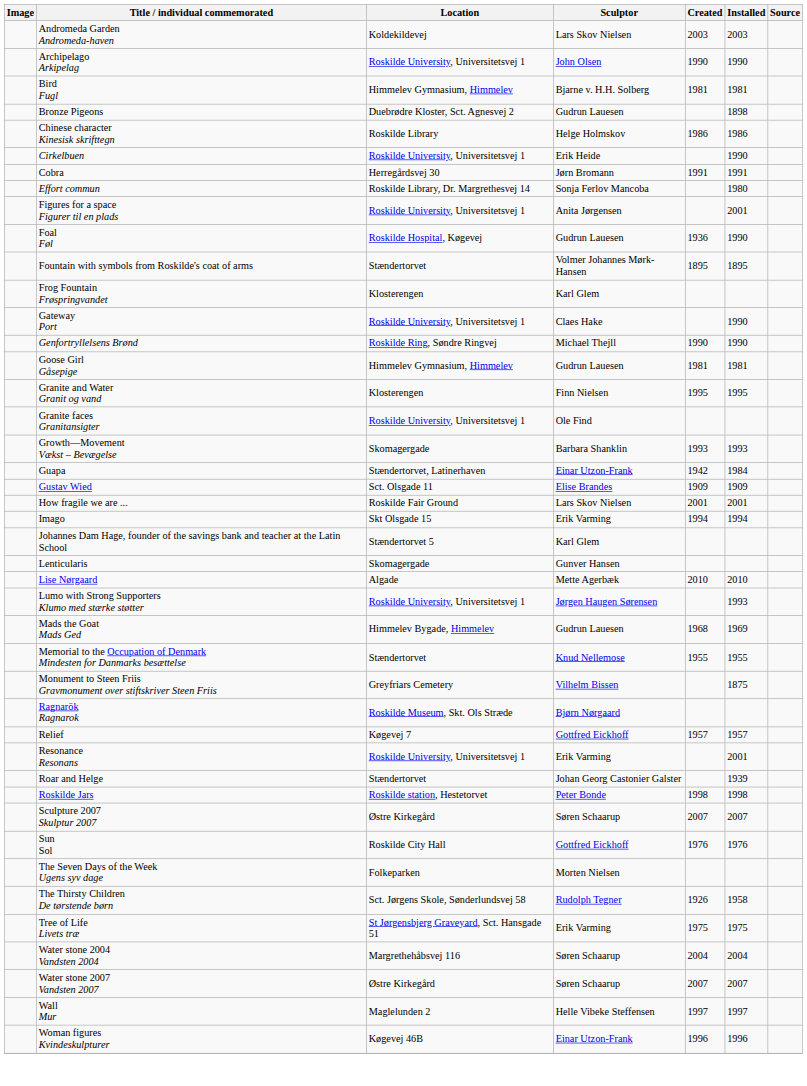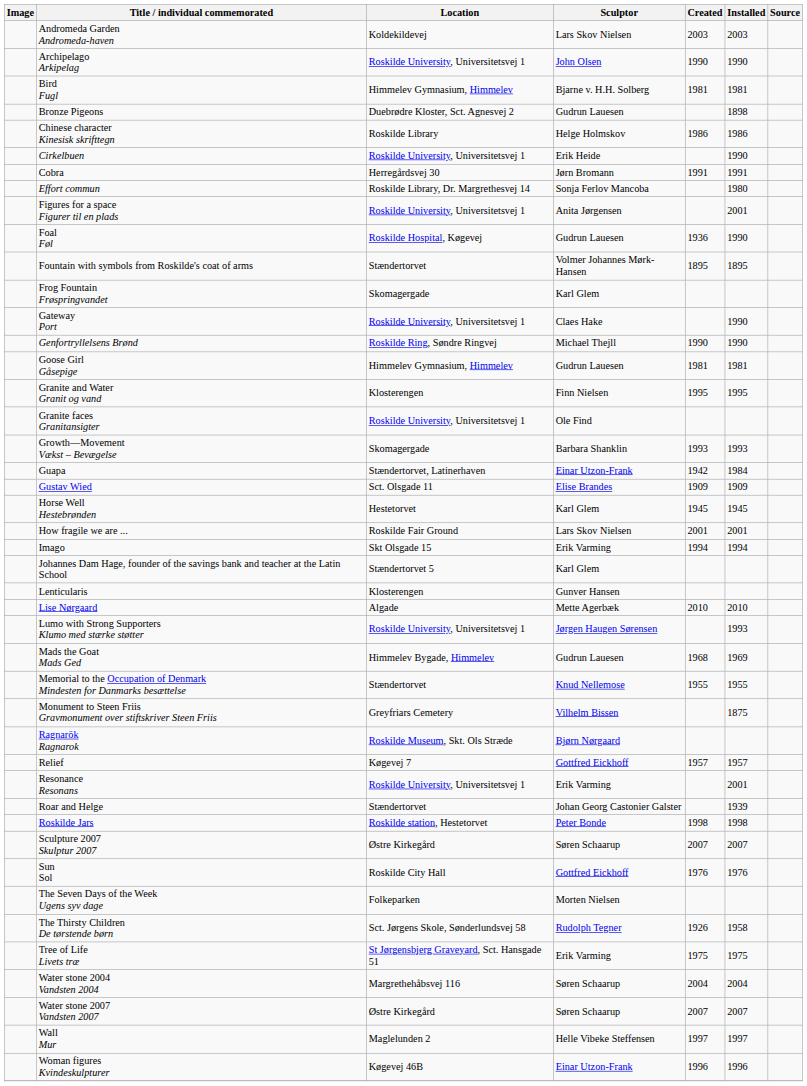(396, 293) Klosterengen -> (399, 293) Skomagergade
+ row: (67, 509)
(399, 563) Skomagergade -> (396, 591) Klosterengen
